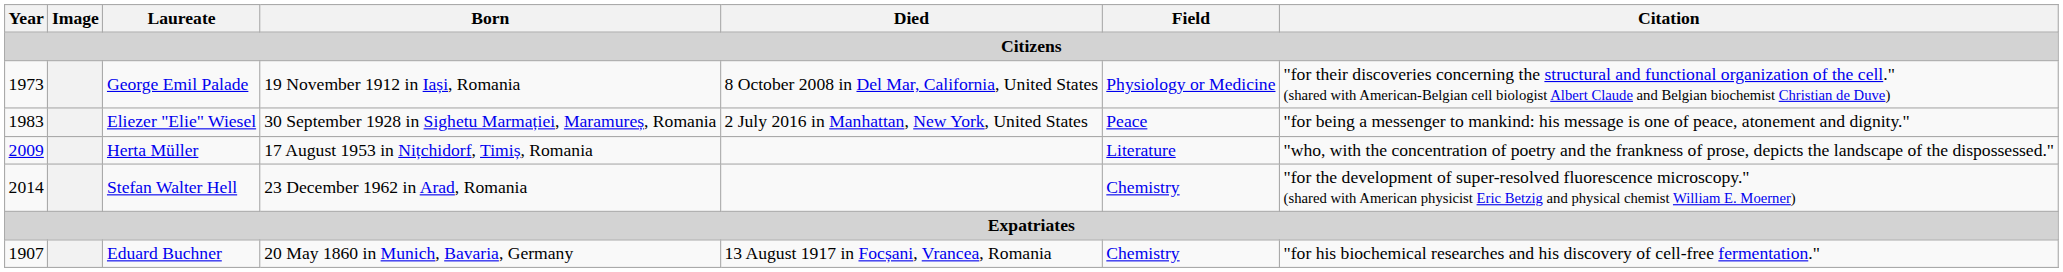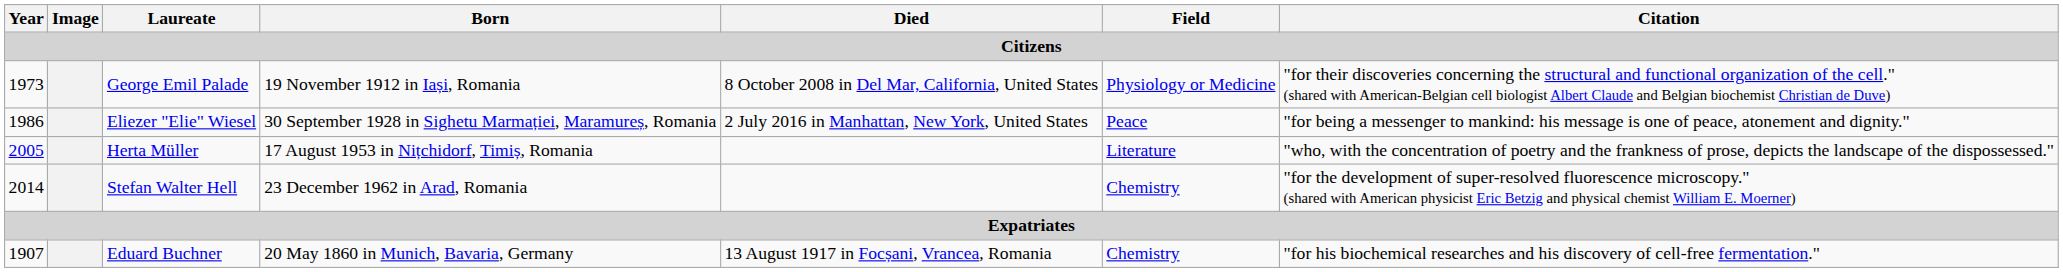(26, 121) 1983 -> (26, 121) 1986
(26, 149) 2009 -> (26, 149) 2005
